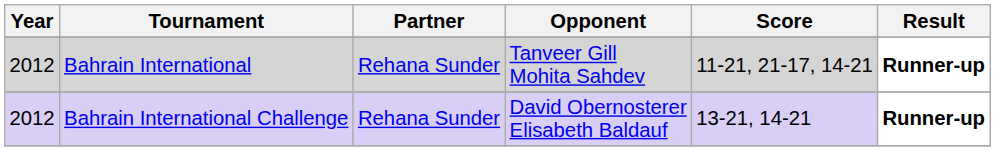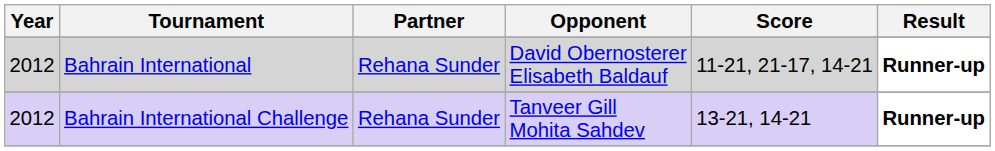(577, 64) Tanveer Gill Mohita Sahdev -> (598, 64) David Obernosterer Elisabeth Baldauf
(598, 119) David Obernosterer Elisabeth Baldauf -> (577, 119) Tanveer Gill Mohita Sahdev
